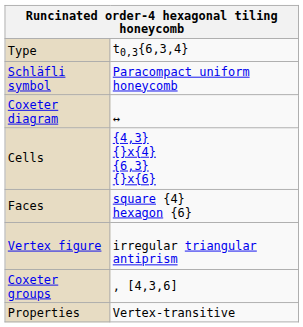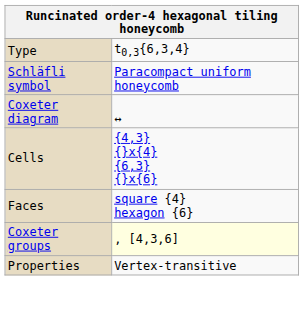- row: (55, 246)
(145, 286) no background -> (147, 239) lightyellow background
